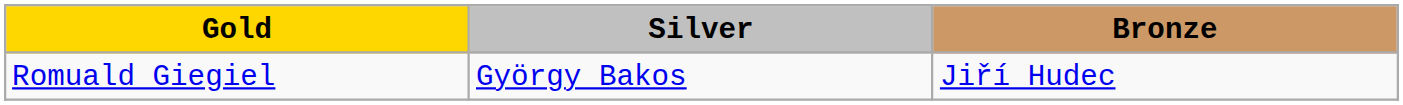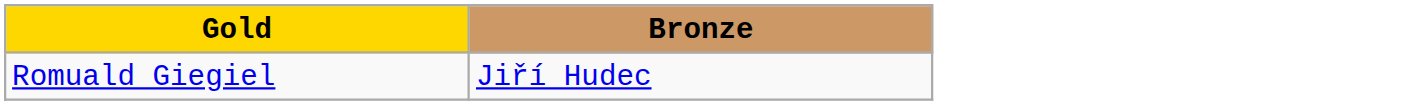- column: (701, 29)
